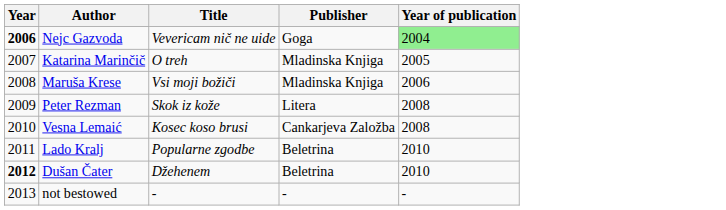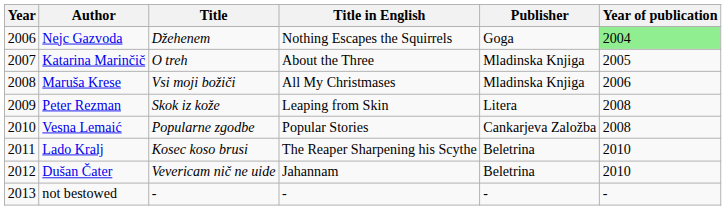+ column: (379, 15)
(22, 37) bold -> (22, 37) normal
(214, 37) Vevericam nič ne uide -> (181, 37) Džehenem
(200, 127) Kosec koso brusi -> (203, 127) Popularne zgodbe
(203, 149) Popularne zgodbe -> (200, 149) Kosec koso brusi
(22, 171) bold -> (22, 171) normal
(181, 171) Džehenem -> (214, 171) Vevericam nič ne uide
